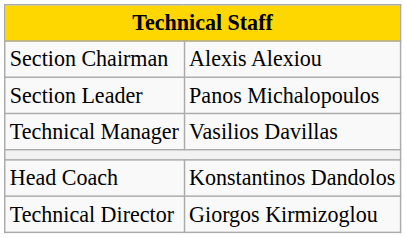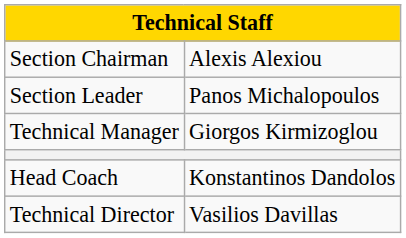(263, 131) Vasilios Davillas -> (283, 131) Giorgos Kirmizoglou
(283, 214) Giorgos Kirmizoglou -> (263, 214) Vasilios Davillas
